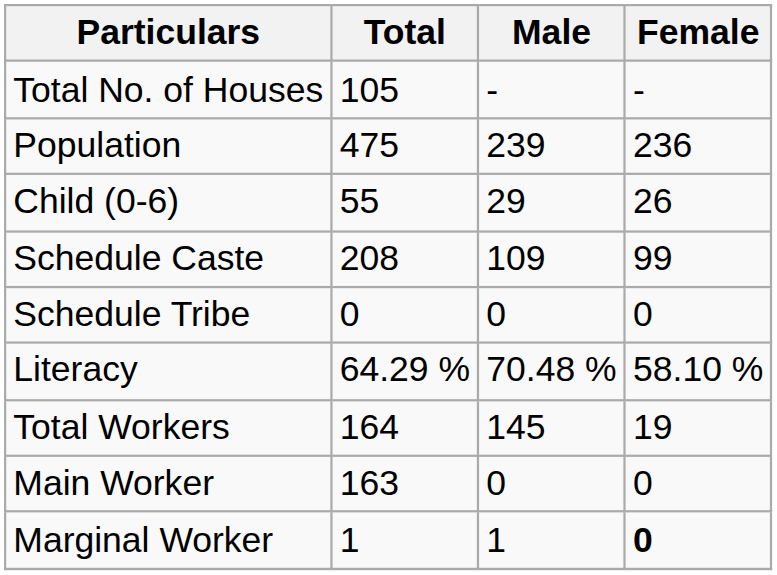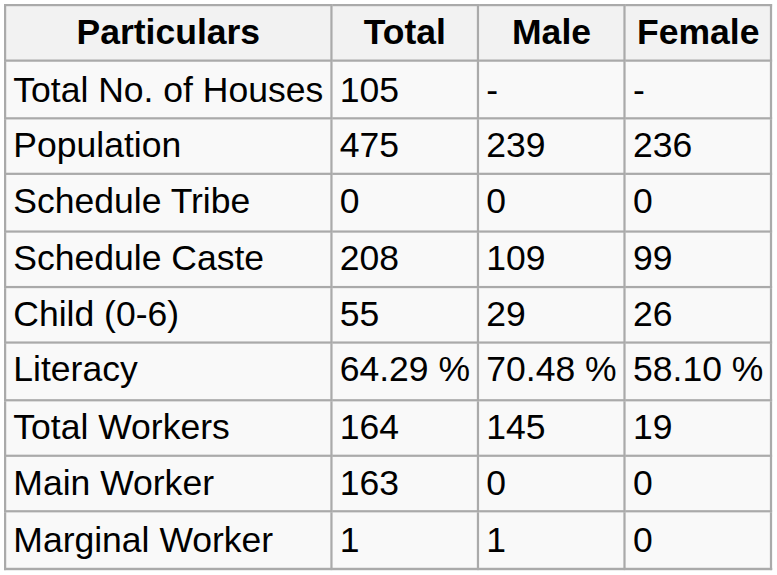rows swapped: (96, 201) <-> (132, 314)
(643, 539) bold -> (643, 539) normal
